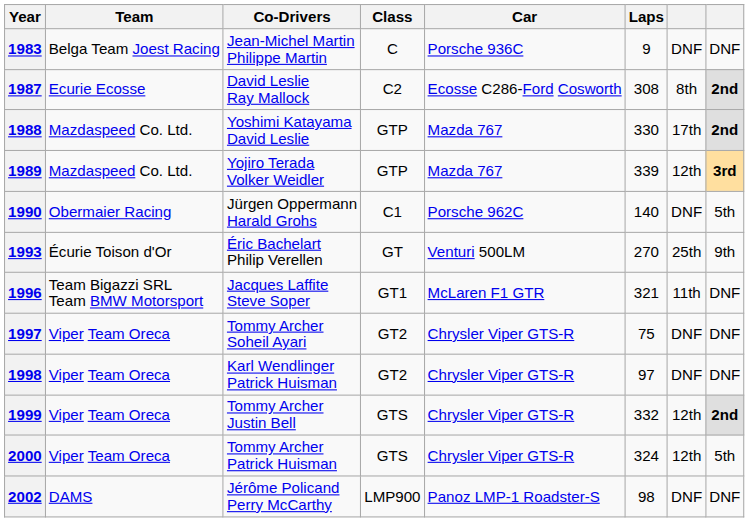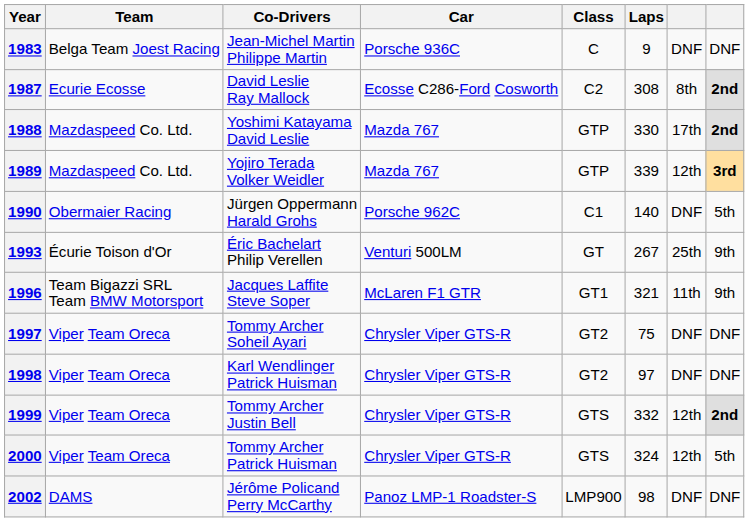columns swapped: (525, 17) <-> (392, 17)
(646, 253) 270 -> (646, 253) 267
(725, 293) DNF -> (725, 293) 9th
